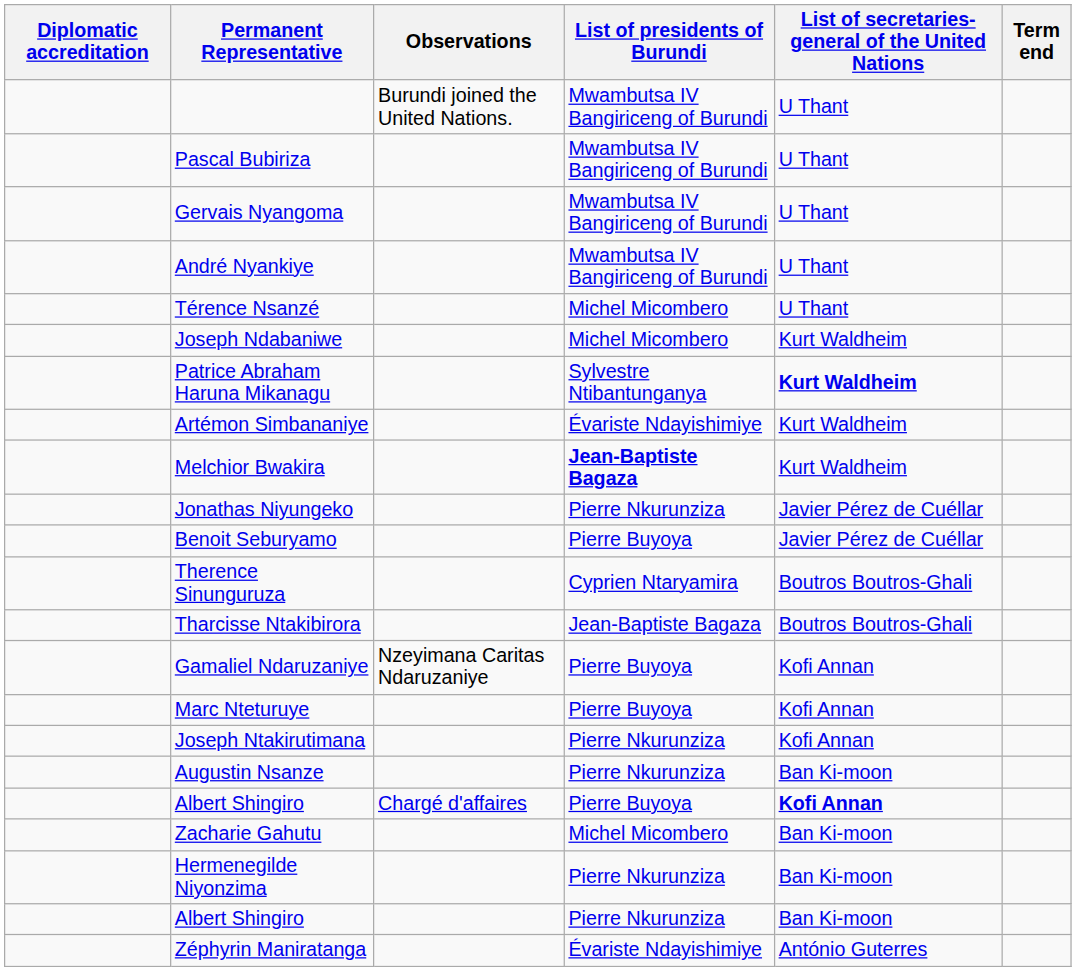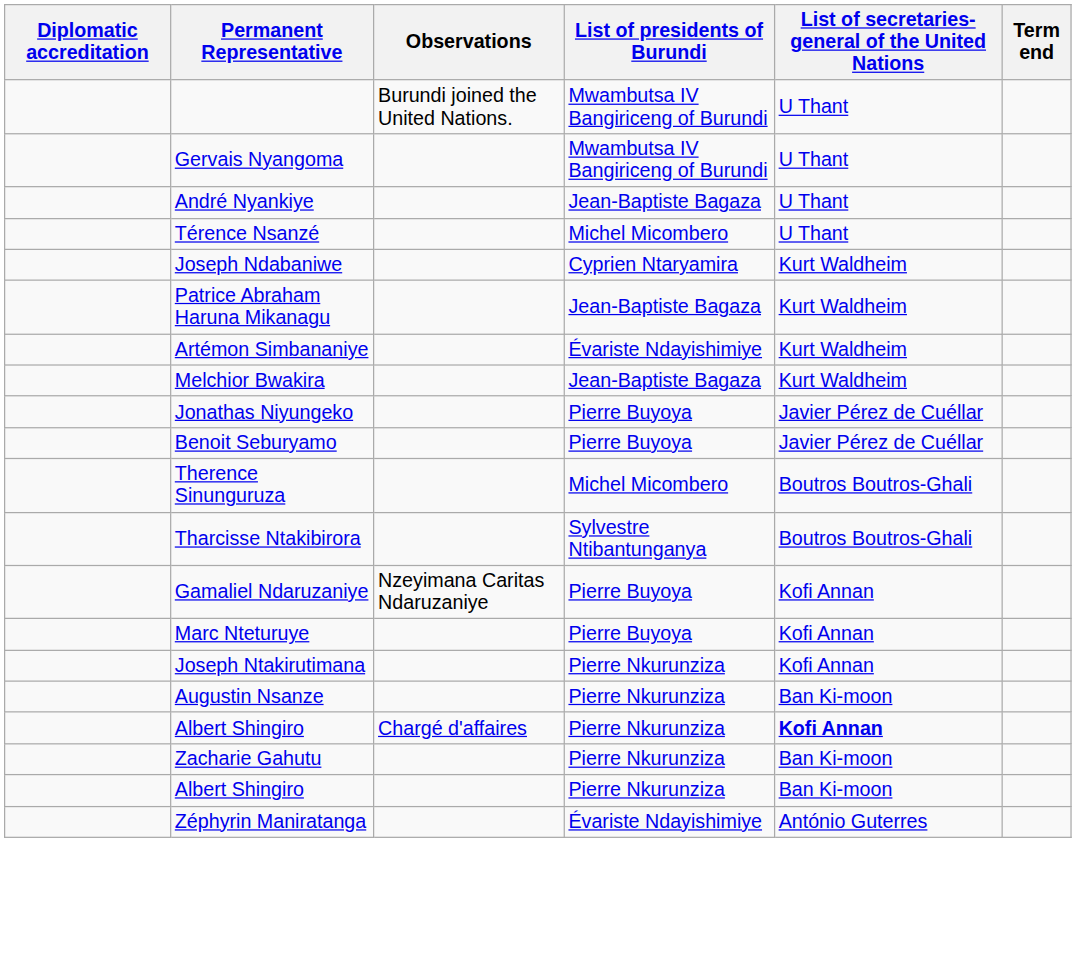- row: (243, 160)
(668, 266) Mwambutsa IV Bangiriceng of Burundi -> (665, 202) Jean-Baptiste Bagaza
(648, 340) Michel Micombero -> (653, 264) Cyprien Ntaryamira
(637, 382) Sylvestre Ntibantunganya -> (665, 307) Jean-Baptiste Bagaza
(848, 382) bold -> (843, 307) normal
(633, 467) bold -> (665, 380) normal
(647, 509) Pierre Nkurunziza -> (630, 411) Pierre Buyoya
(653, 582) Cyprien Ntaryamira -> (648, 485) Michel Micombero
(665, 625) Jean-Baptiste Bagaza -> (637, 538) Sylvestre Ntibantunganya
(630, 803) Pierre Buyoya -> (647, 727) Pierre Nkurunziza
(648, 834) Michel Micombero -> (647, 759) Pierre Nkurunziza
- row: (236, 876)
